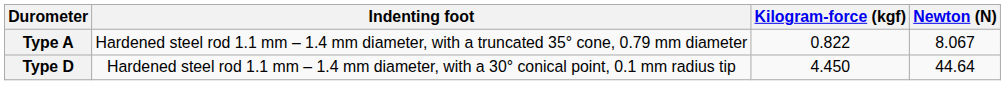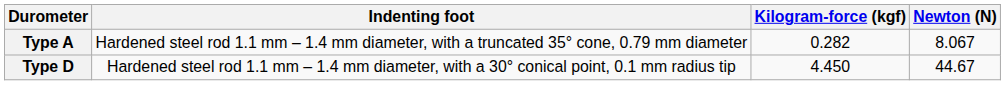(830, 42) 0.822 -> (830, 42) 0.282
(955, 67) 44.64 -> (955, 67) 44.67
